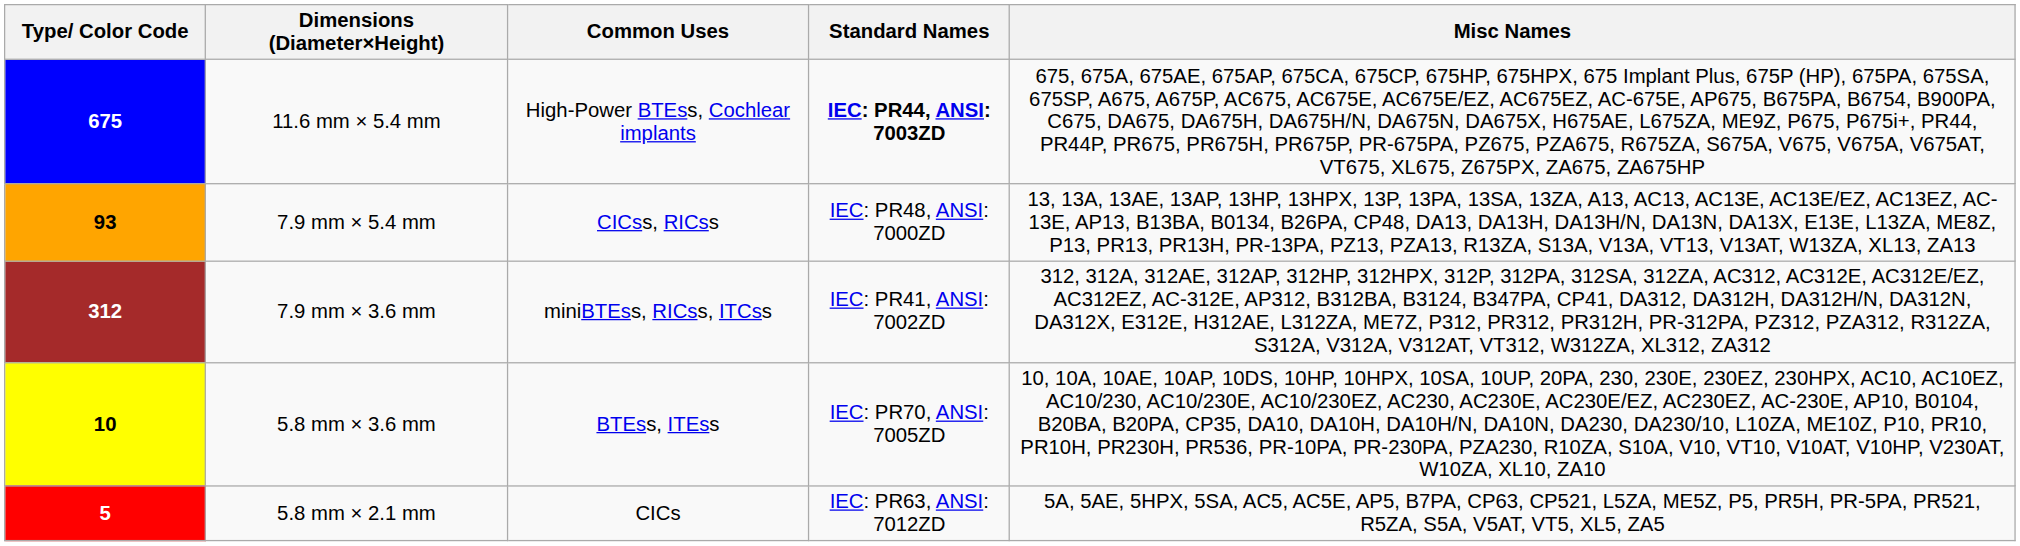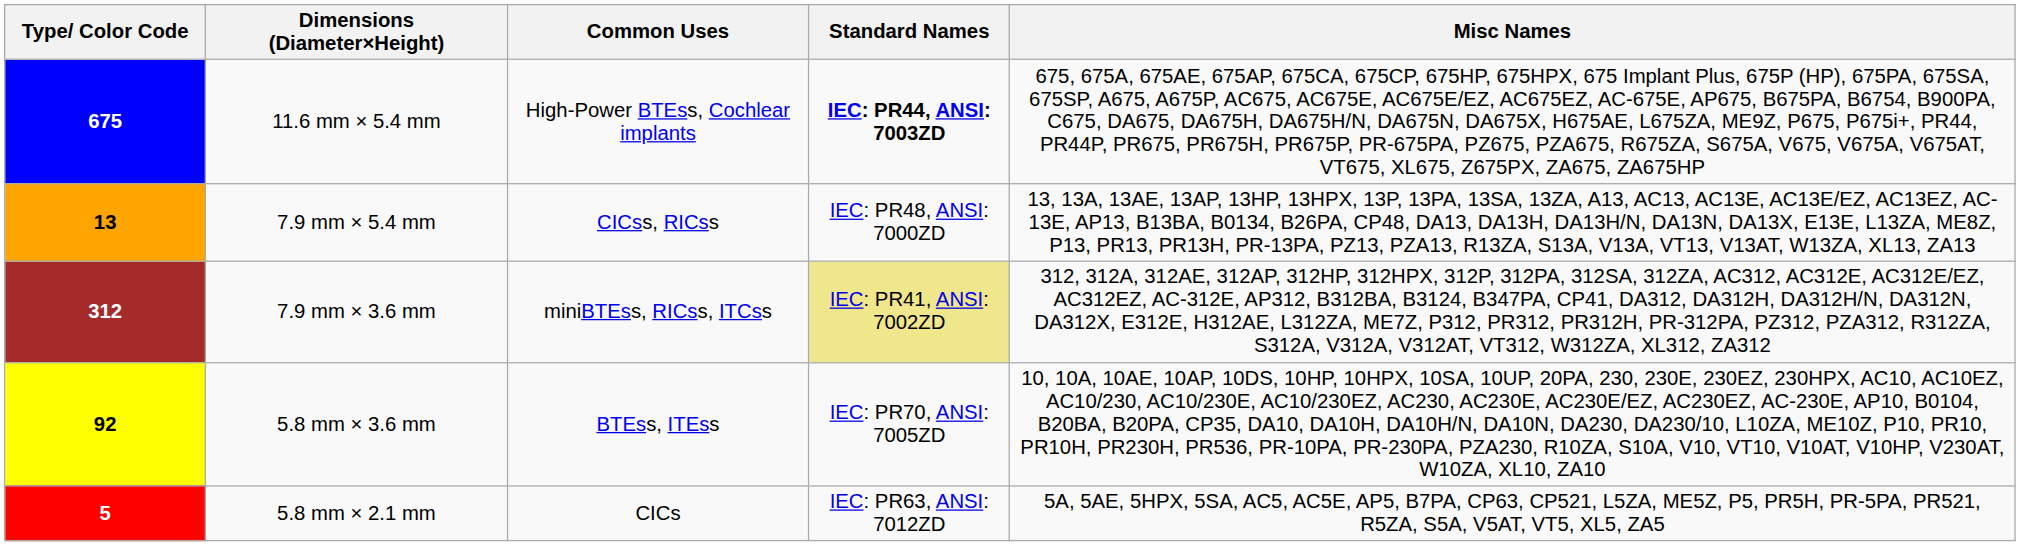(105, 222) 93 -> (105, 222) 13
(909, 311) no background -> (909, 311) khaki background
(105, 423) 10 -> (105, 423) 92
